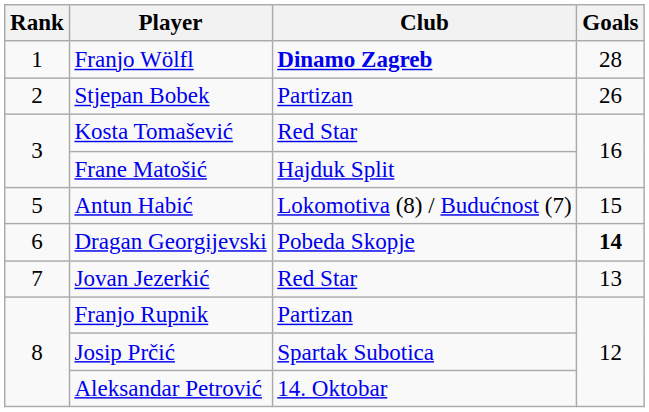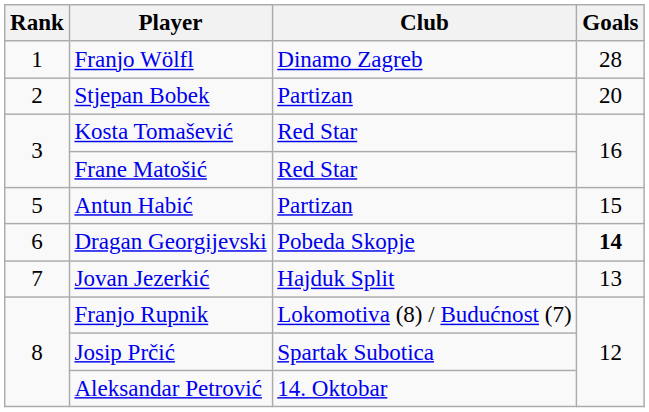(355, 59) bold -> (350, 59) normal
(610, 95) 26 -> (610, 95) 20
(336, 168) Hajduk Split -> (317, 168) Red Star
(424, 205) Lokomotiva (8) / Budućnost (7) -> (315, 205) Partizan
(317, 278) Red Star -> (336, 278) Hajduk Split
(315, 315) Partizan -> (424, 315) Lokomotiva (8) / Budućnost (7)
